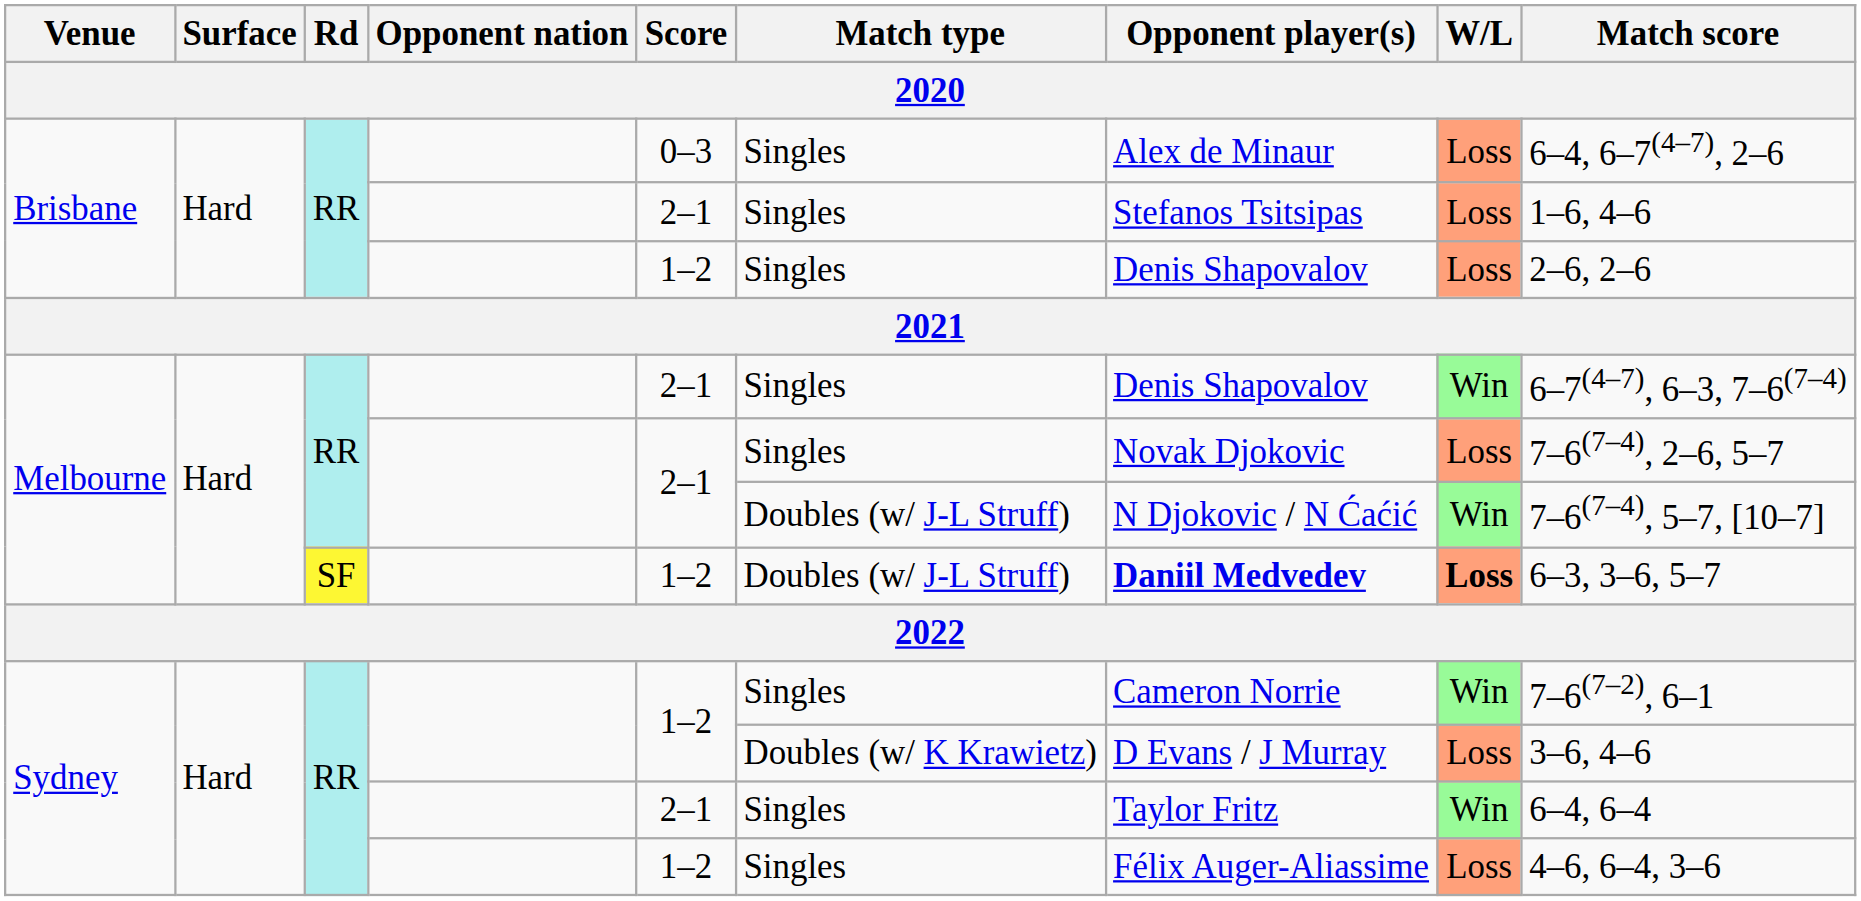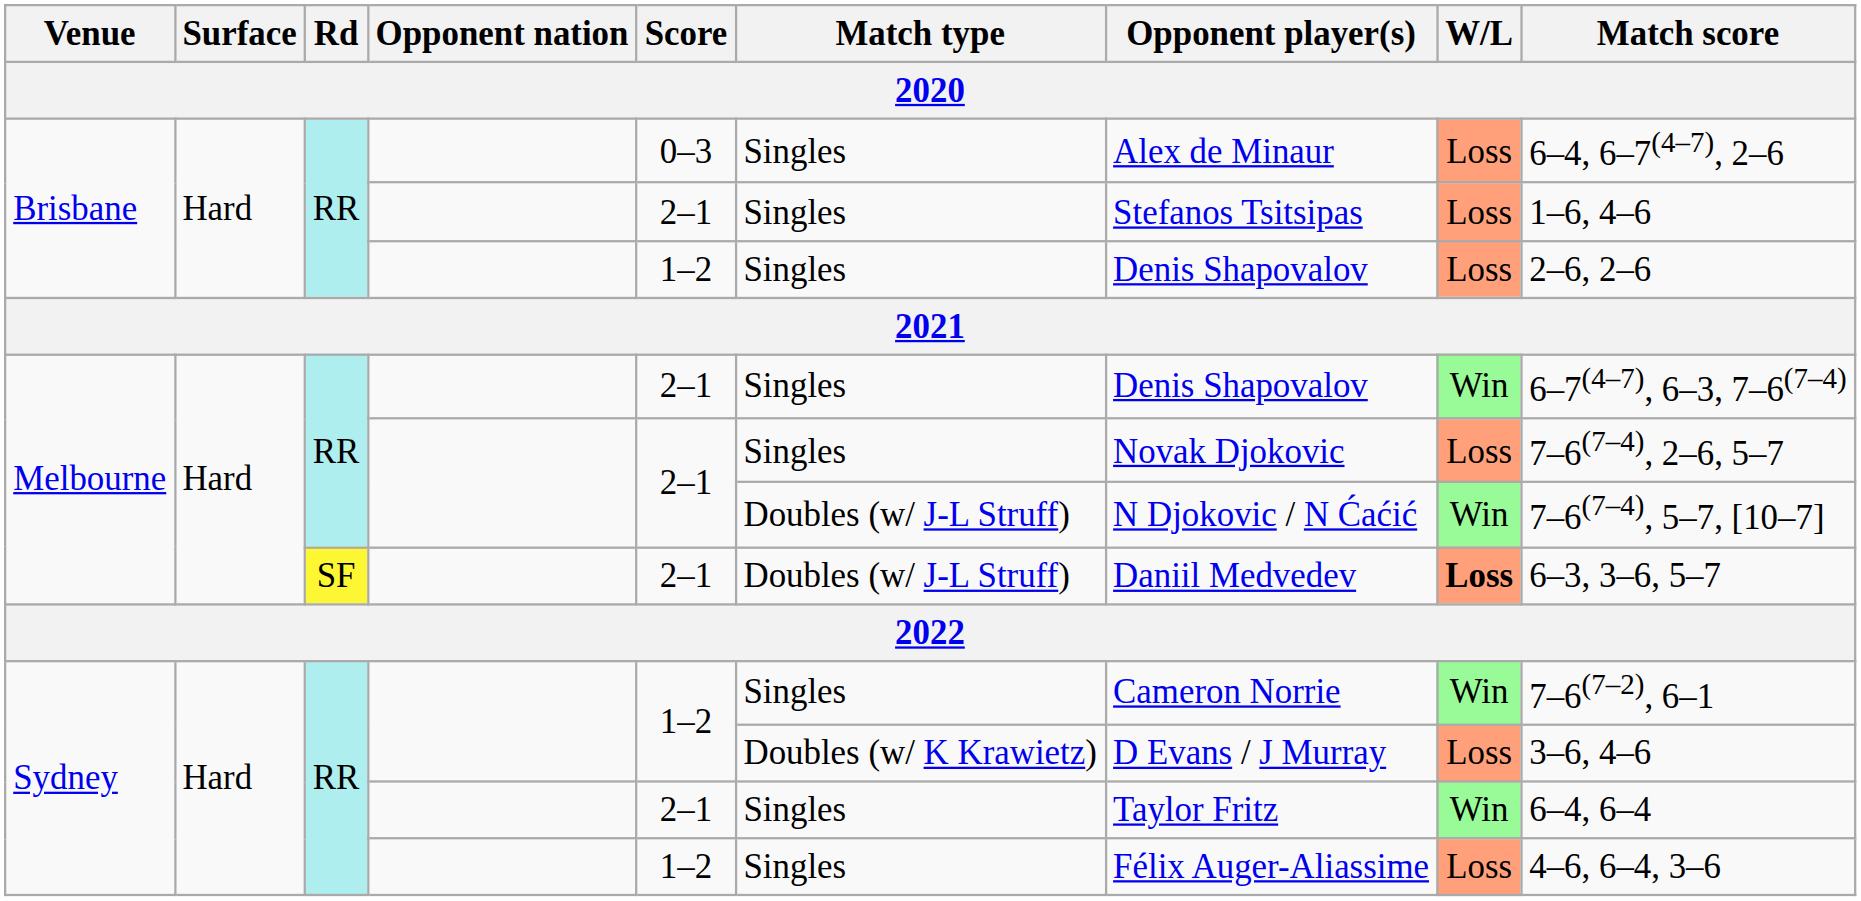(686, 574) 1–2 -> (686, 574) 2–1
(1239, 574) bold -> (1235, 574) normal
